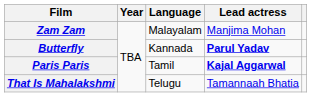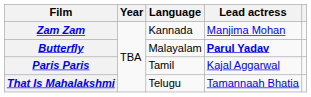(175, 30) Malayalam -> (170, 30) Kannada
(170, 48) Kannada -> (175, 48) Malayalam
(246, 65) bold -> (243, 65) normal
